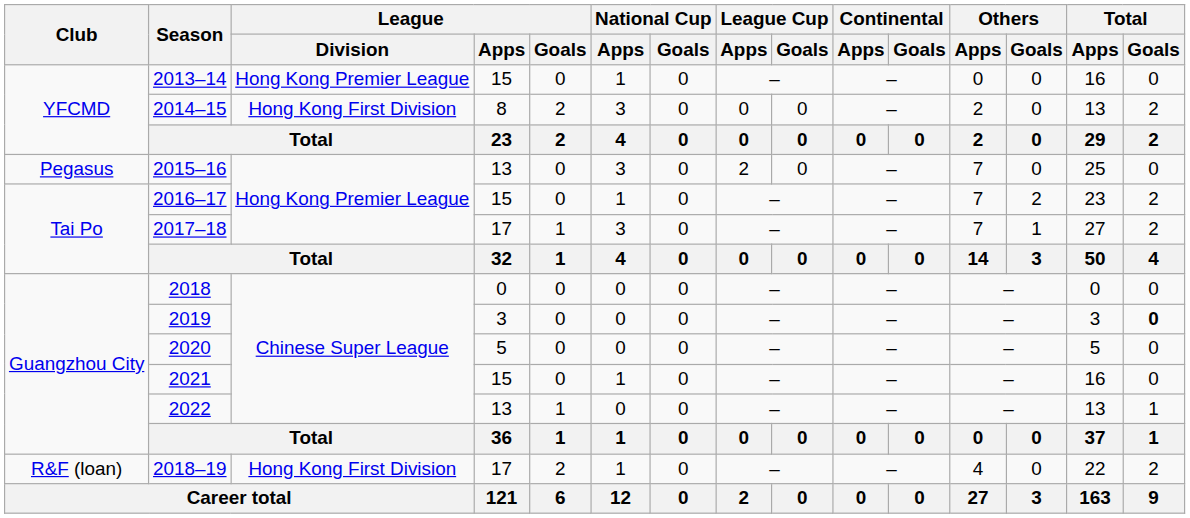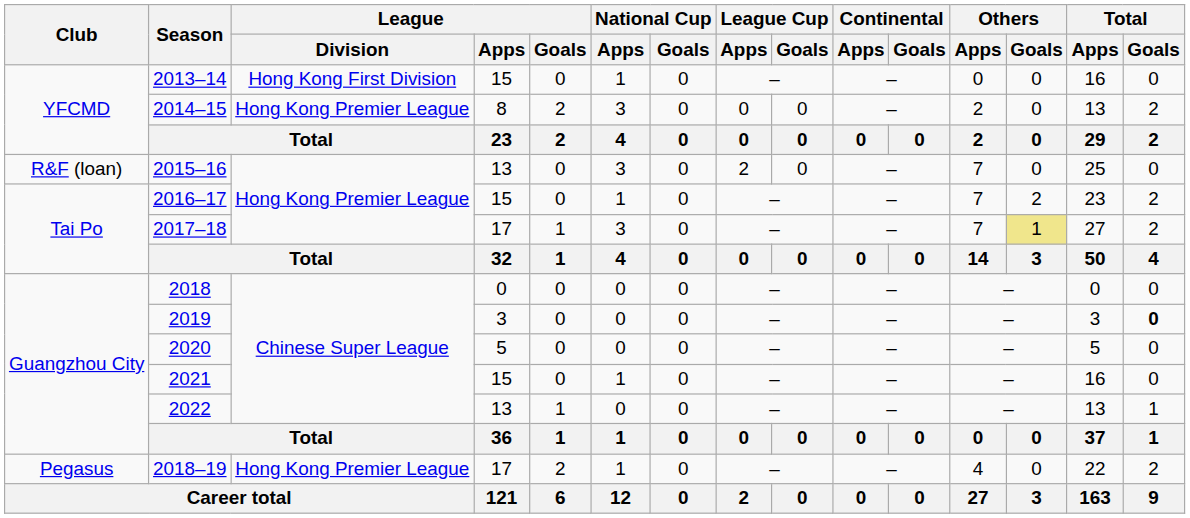(352, 79) Hong Kong Premier League -> (352, 79) Hong Kong First Division
(352, 109) Hong Kong First Division -> (352, 109) Hong Kong Premier League
(77, 169) Pegasus -> (77, 169) R&F (loan)
(1037, 229) no background -> (1037, 229) khaki background
(77, 468) R&F (loan) -> (77, 468) Pegasus
(352, 468) Hong Kong First Division -> (352, 468) Hong Kong Premier League
